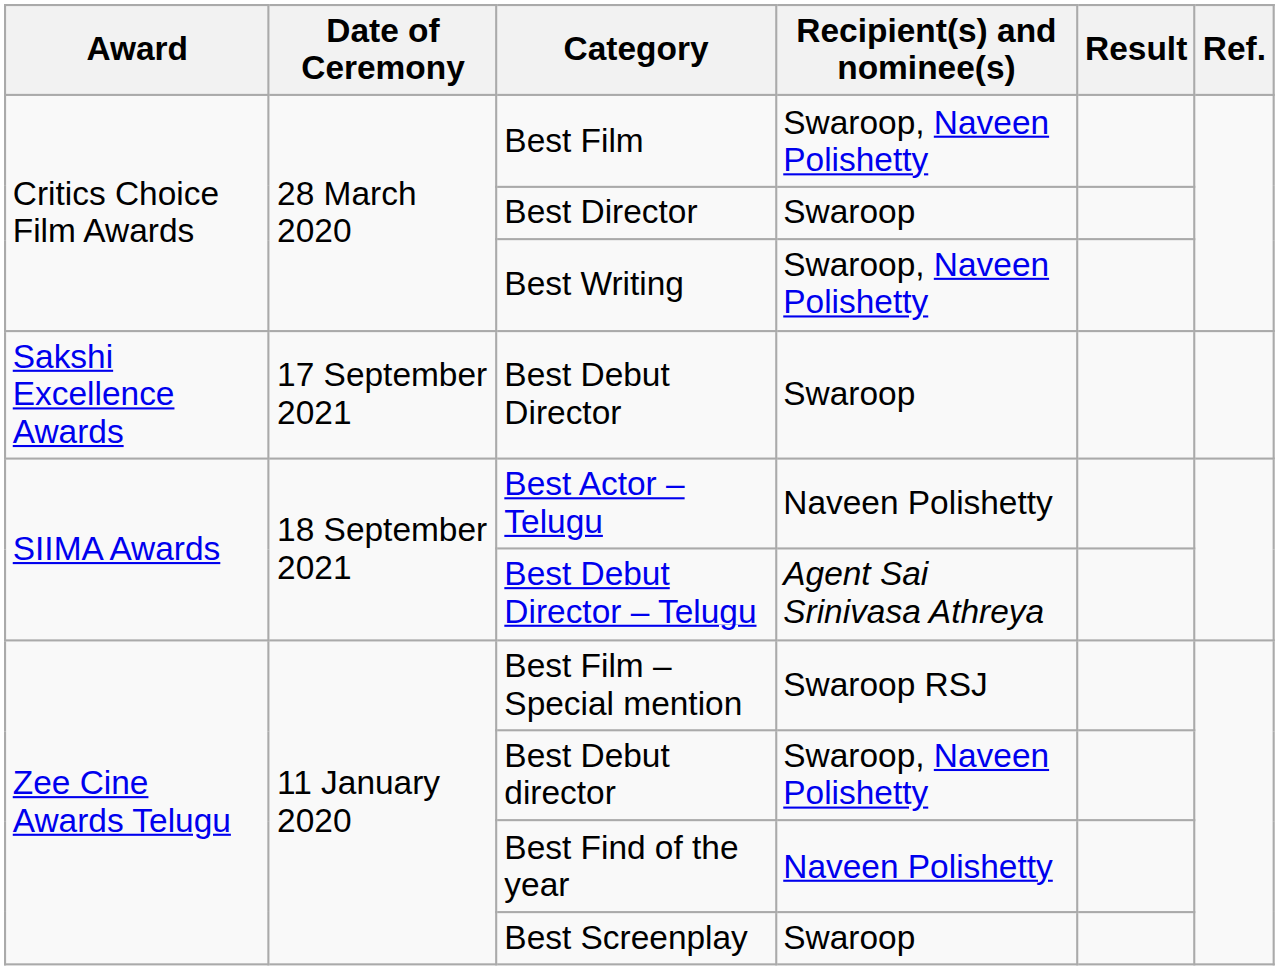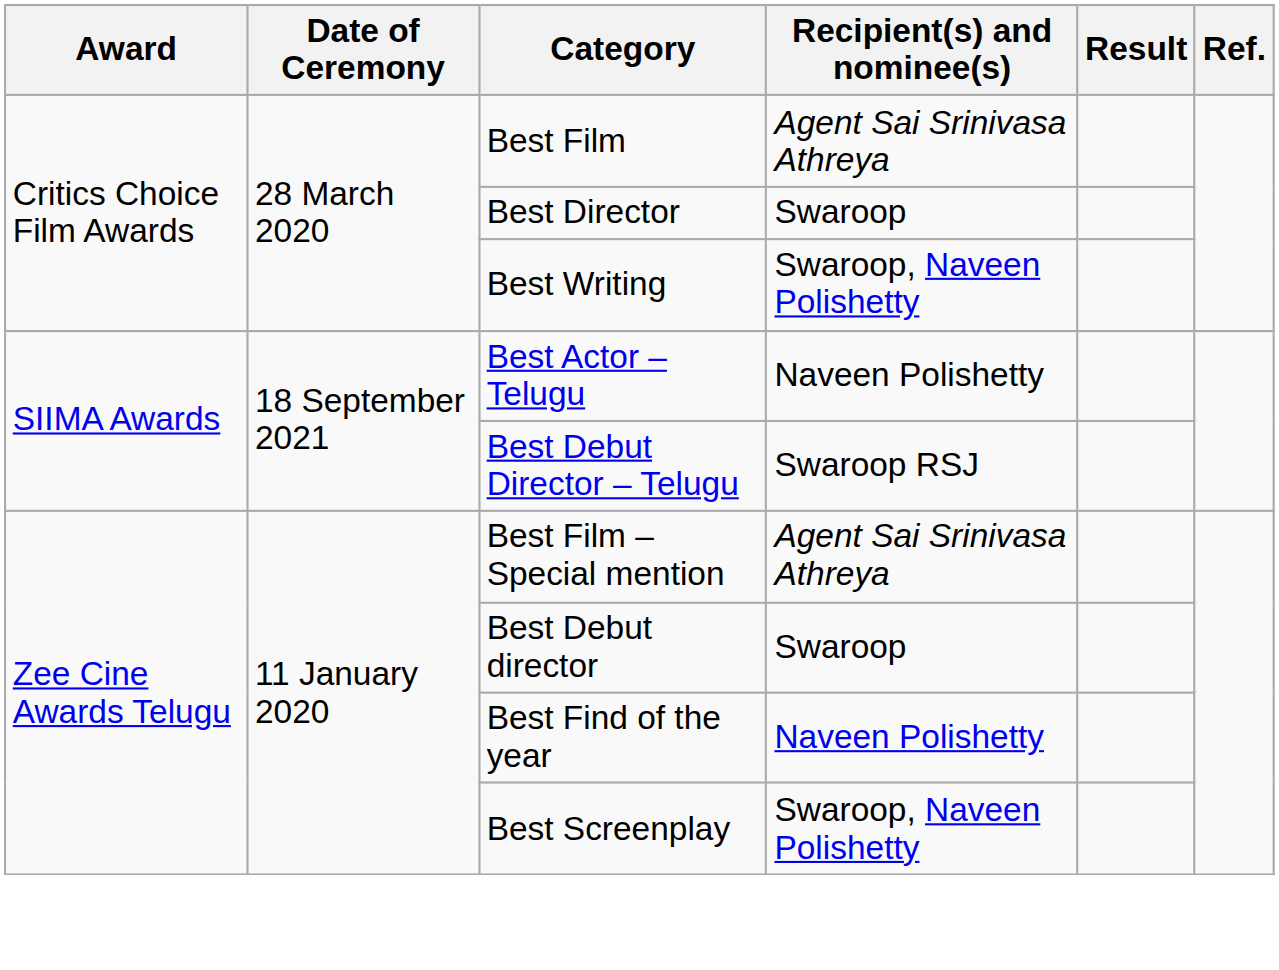(916, 140) Swaroop, Naveen Polishetty -> (920, 140) Agent Sai Srinivasa Athreya
- row: (587, 393)
(914, 593) Agent Sai Srinivasa Athreya -> (877, 465) Swaroop RSJ
(885, 684) Swaroop RSJ -> (920, 556) Agent Sai Srinivasa Athreya
(916, 775) Swaroop, Naveen Polishetty -> (840, 646) Swaroop
(849, 937) Swaroop -> (907, 828) Swaroop, Naveen Polishetty
